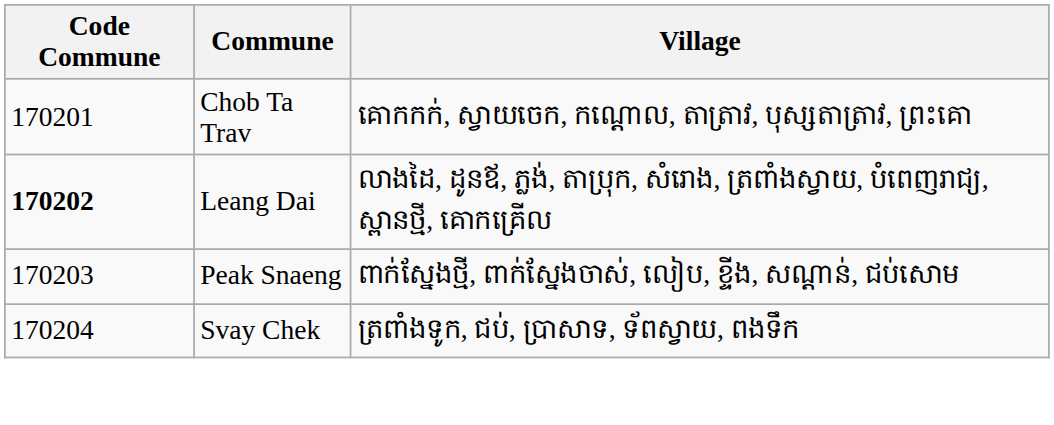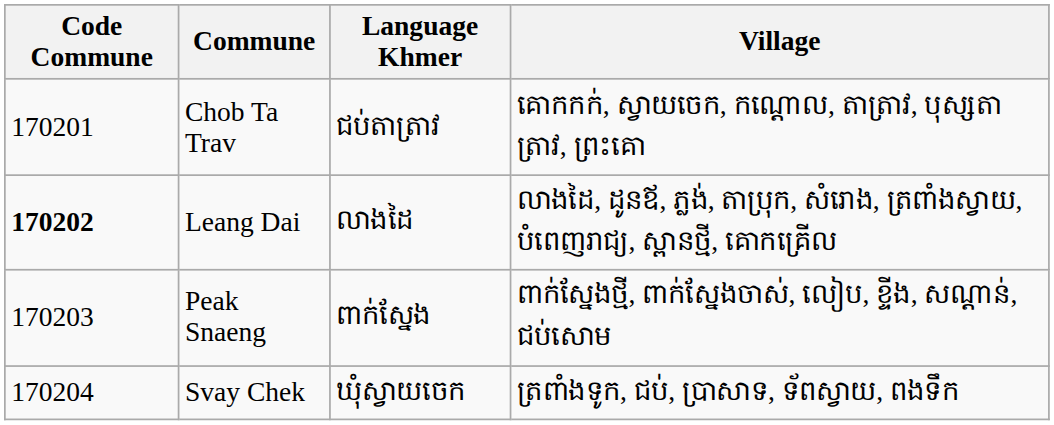+ column: (420, 41)
